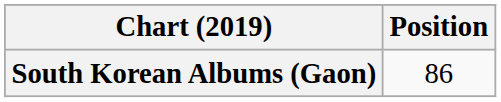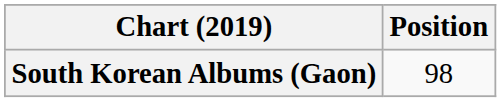(439, 72) 86 -> (439, 72) 98
